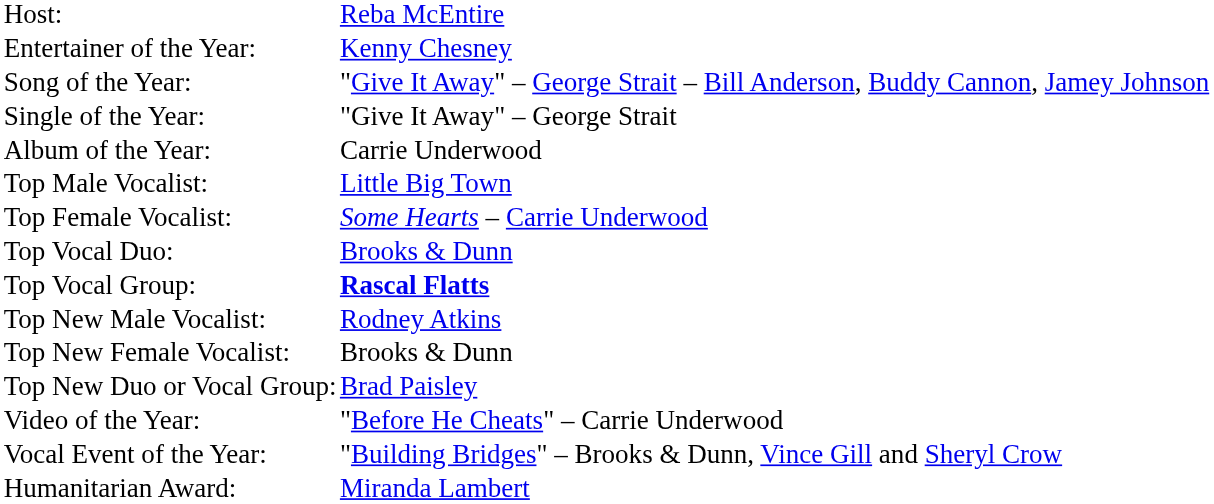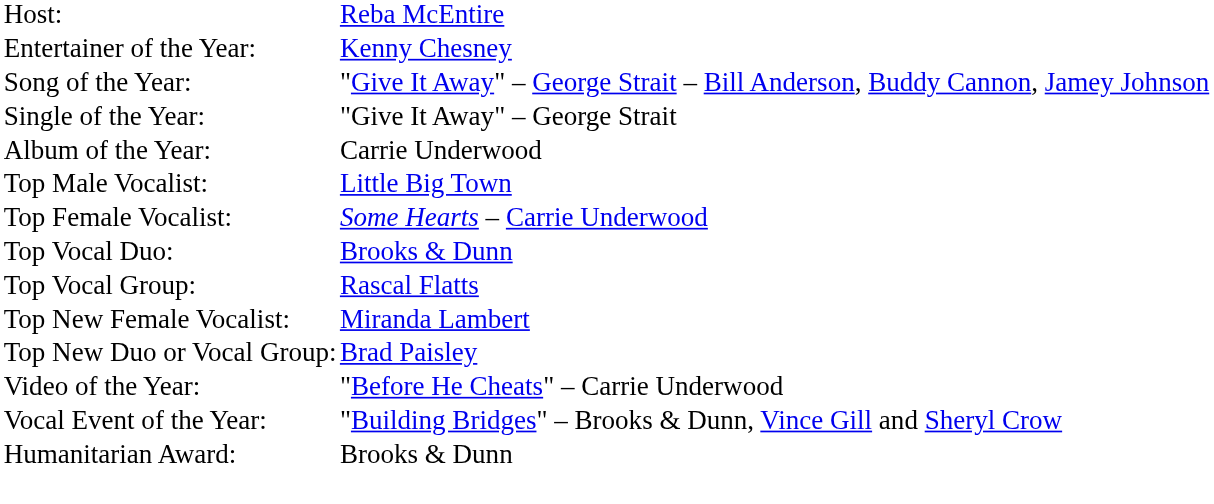(415, 284) bold -> (409, 284) normal
- row: (135, 318)
(426, 352) Brooks & Dunn -> (435, 318) Miranda Lambert
(435, 487) Miranda Lambert -> (426, 453) Brooks & Dunn
